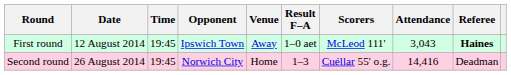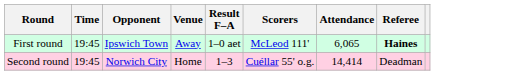- column: (109, 19)
(423, 43) 3,043 -> (347, 43) 6,065
(423, 61) 14,416 -> (347, 61) 14,414
